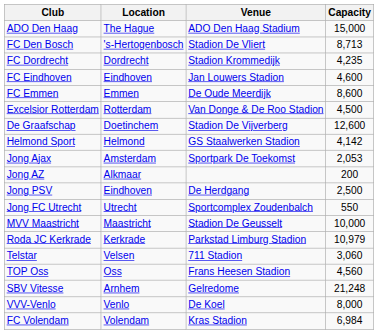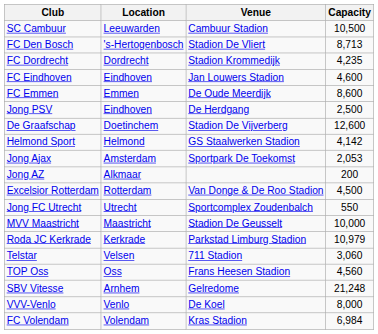- row: (42, 28)
+ row: (36, 28)
rows swapped: (53, 110) <-> (29, 191)
